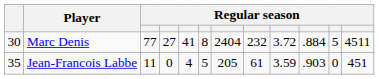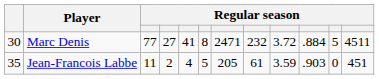(228, 42) 2404 -> (228, 42) 2471
(169, 63) 0 -> (169, 63) 2
